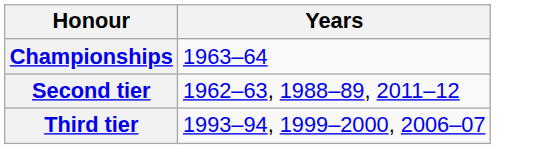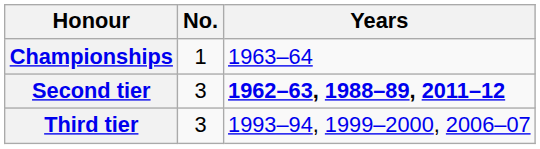+ column: (200, 21)
(321, 90) normal -> (367, 90) bold
